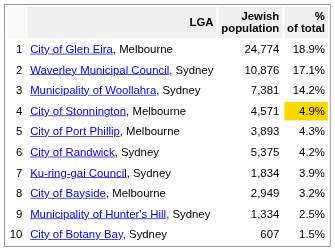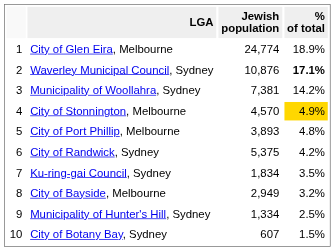(309, 70) normal -> (309, 70) bold
(265, 111) 4,571 -> (265, 111) 4,570
(312, 131) 4.3% -> (312, 131) 4.8%
(312, 173) 3.9% -> (312, 173) 3.5%
